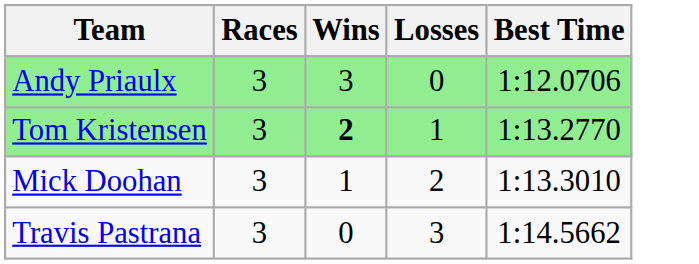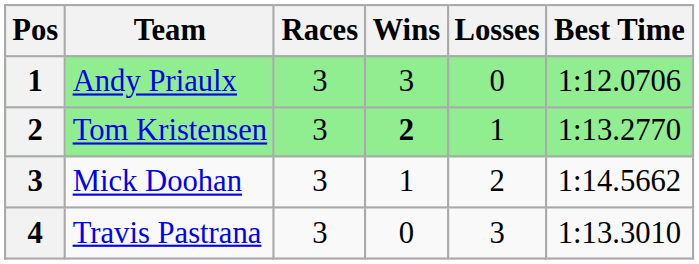+ column: (35, 30)
(559, 181) 1:13.3010 -> (619, 181) 1:14.5662
(559, 232) 1:14.5662 -> (619, 232) 1:13.3010
